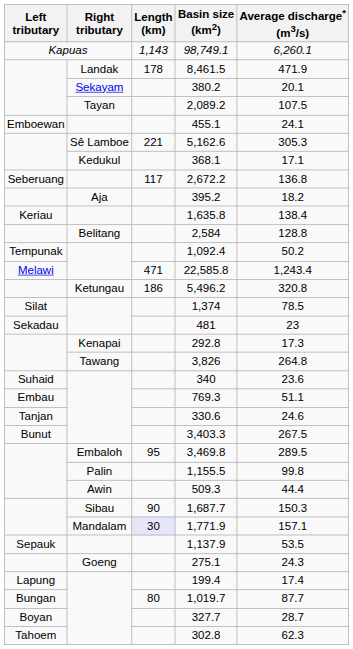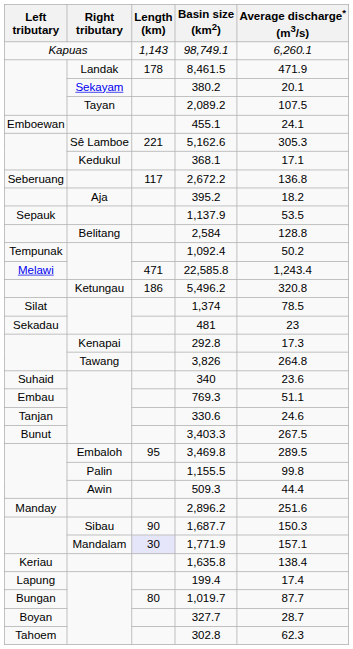rows swapped: (206, 544) <-> (206, 215)
+ row: (206, 507)
- row: (206, 562)
